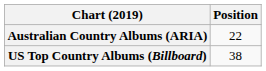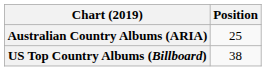(236, 35) 22 -> (236, 35) 25
